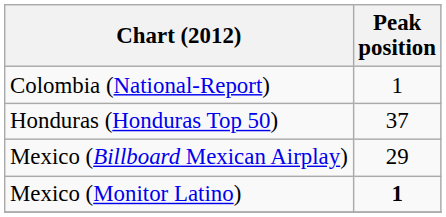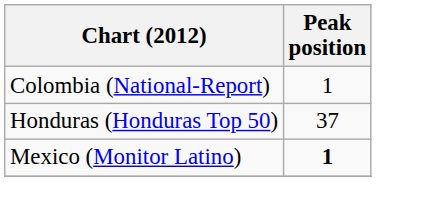- row: (179, 157)
